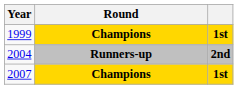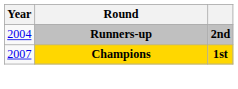- row: (19, 34)
